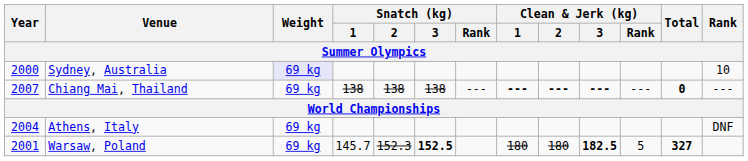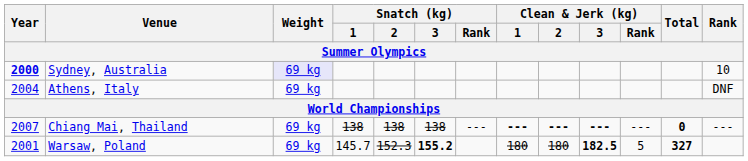(25, 70) normal -> (25, 70) bold
rows swapped: (94, 127) <-> (118, 89)
(435, 146) 152.5 -> (435, 146) 155.2
